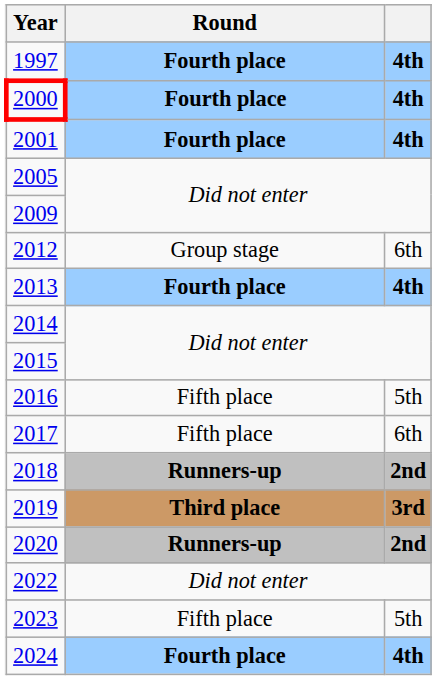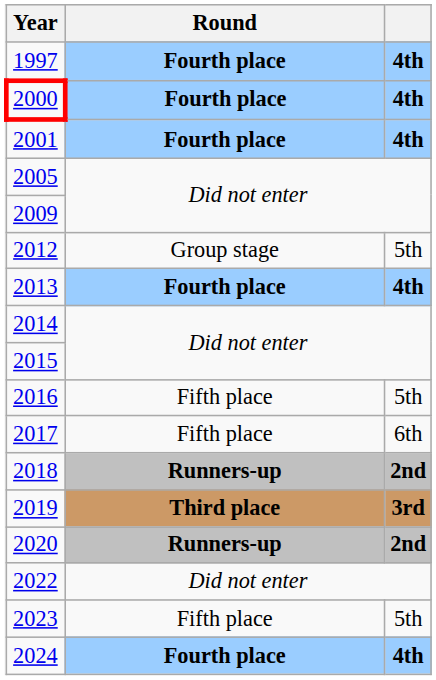(408, 250) 6th -> (408, 250) 5th
